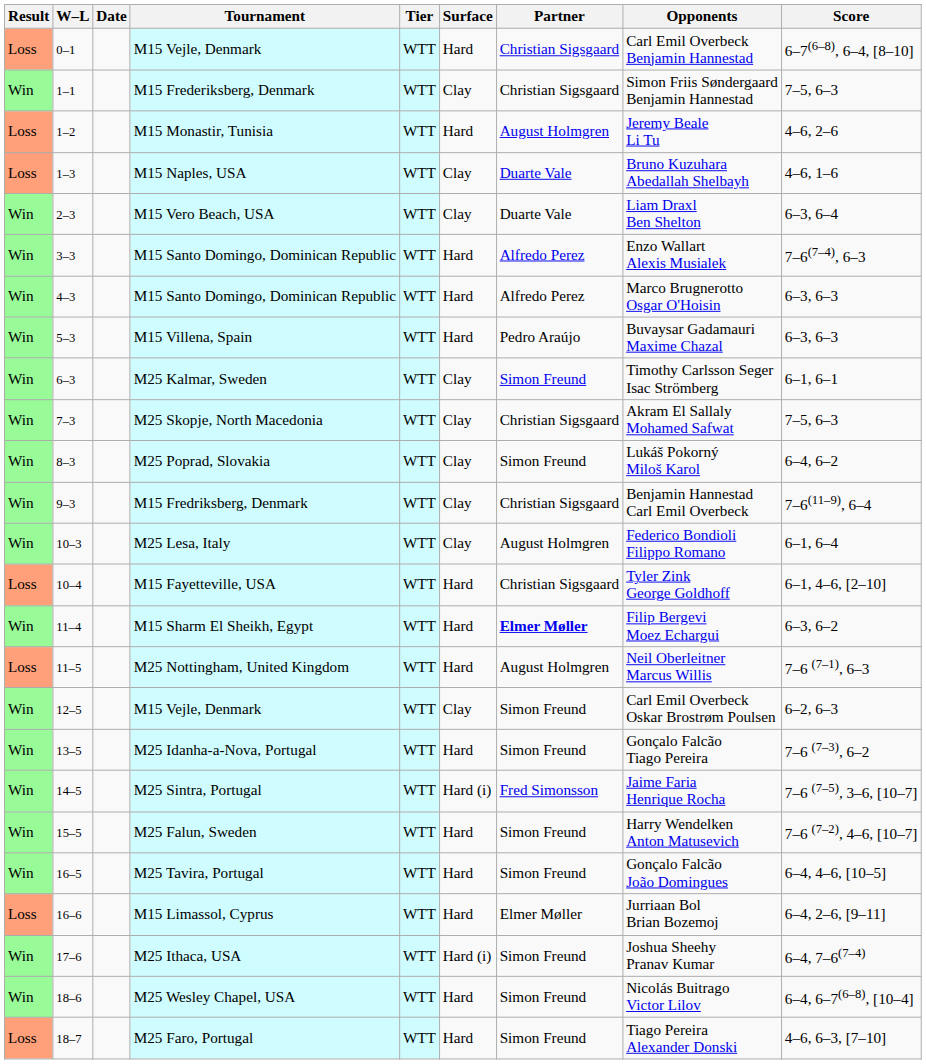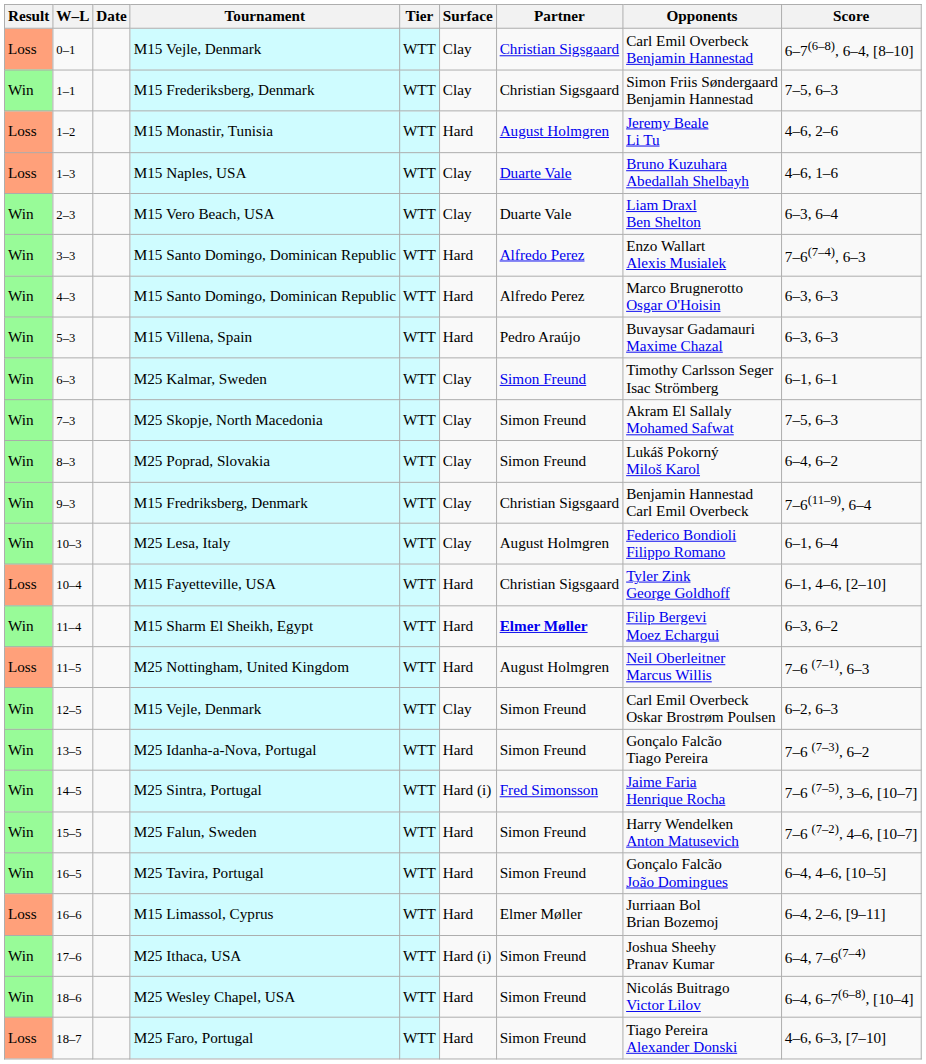(458, 49) Hard -> (457, 49) Clay
(559, 420) Christian Sigsgaard -> (543, 420) Simon Freund
